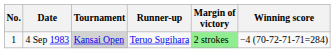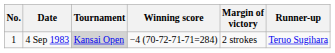columns swapped: (284, 18) <-> (159, 18)
(211, 40) lightgreen background -> (240, 40) no background
